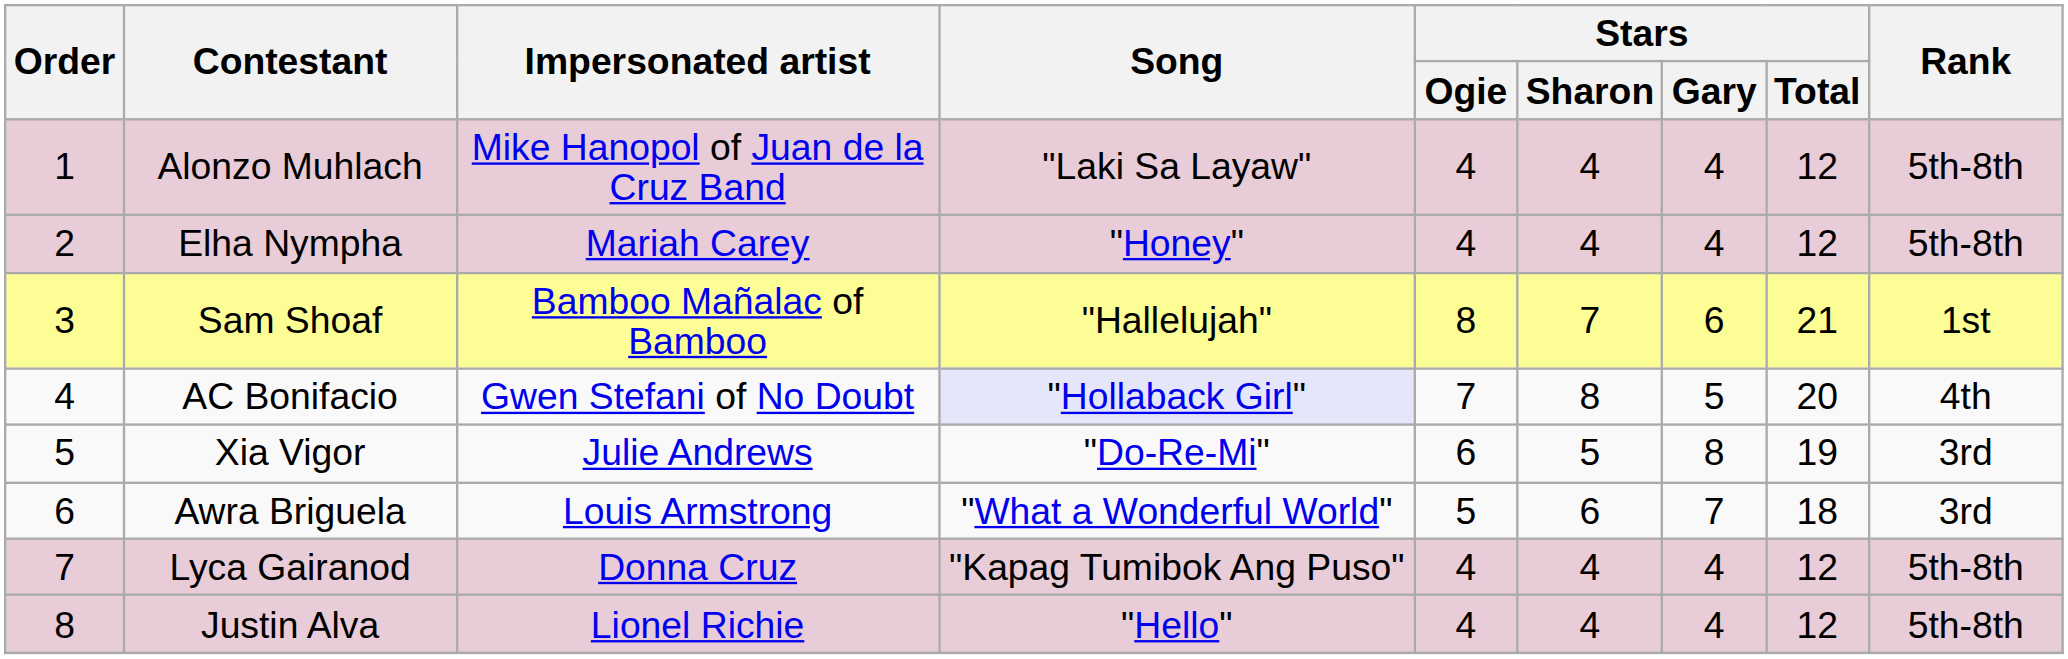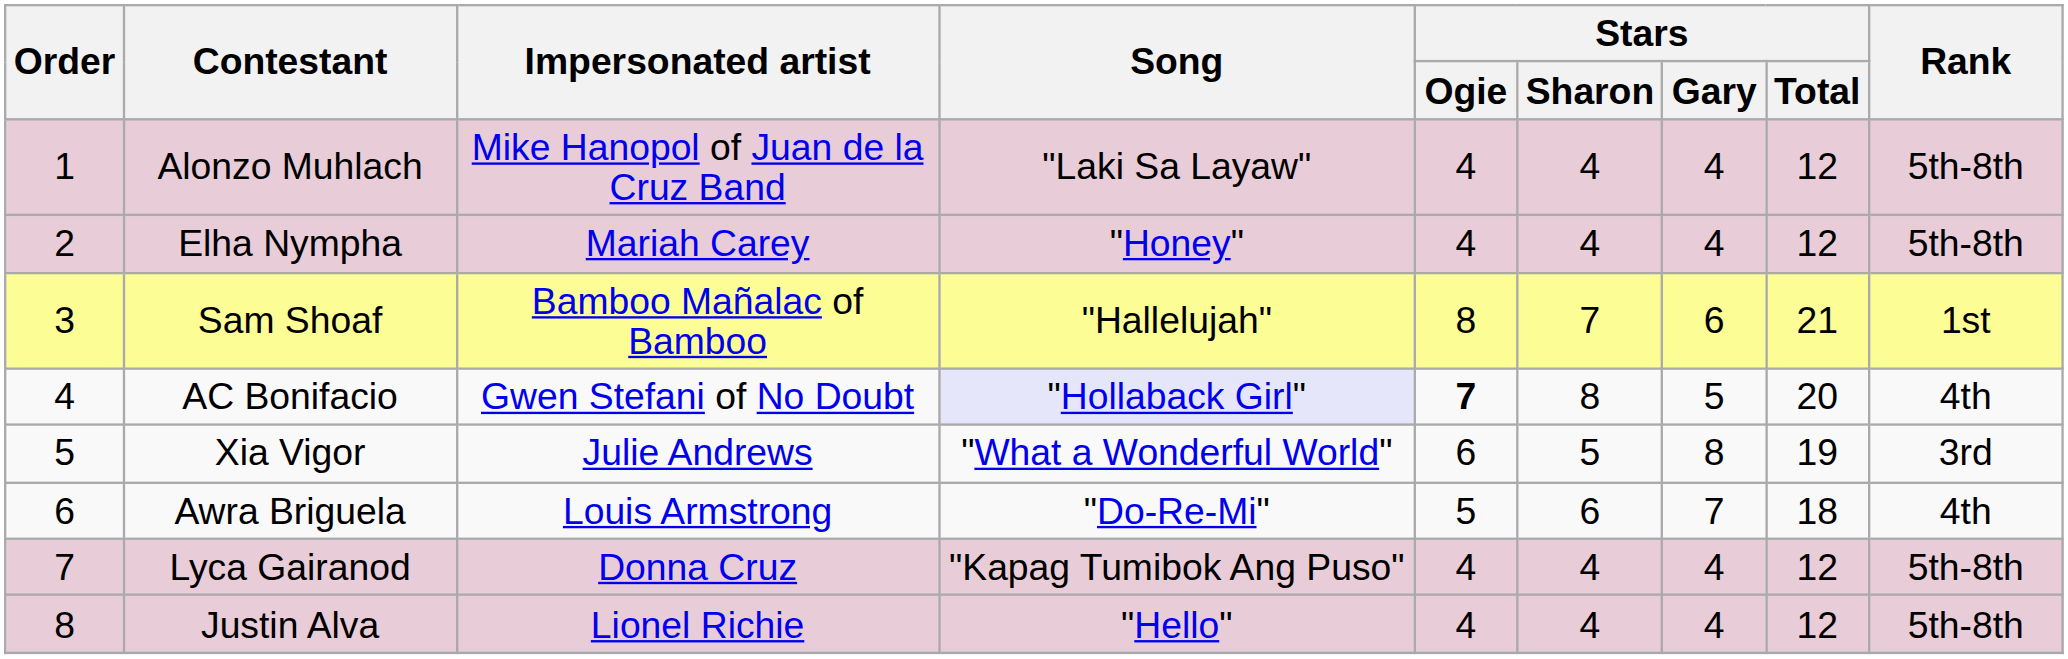(1466, 397) normal -> (1466, 397) bold
(1177, 454) "Do-Re-Mi" -> (1177, 454) "What a Wonderful World"
(1177, 510) "What a Wonderful World" -> (1177, 510) "Do-Re-Mi"
(1966, 510) 3rd -> (1966, 510) 4th
